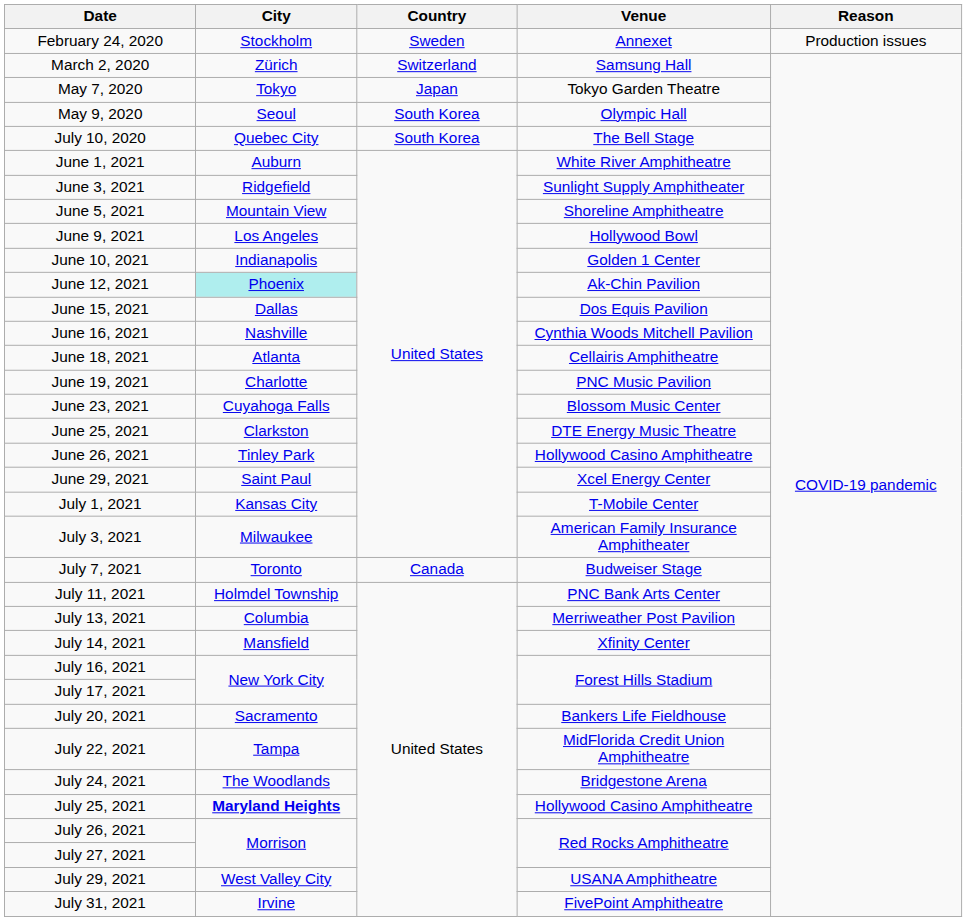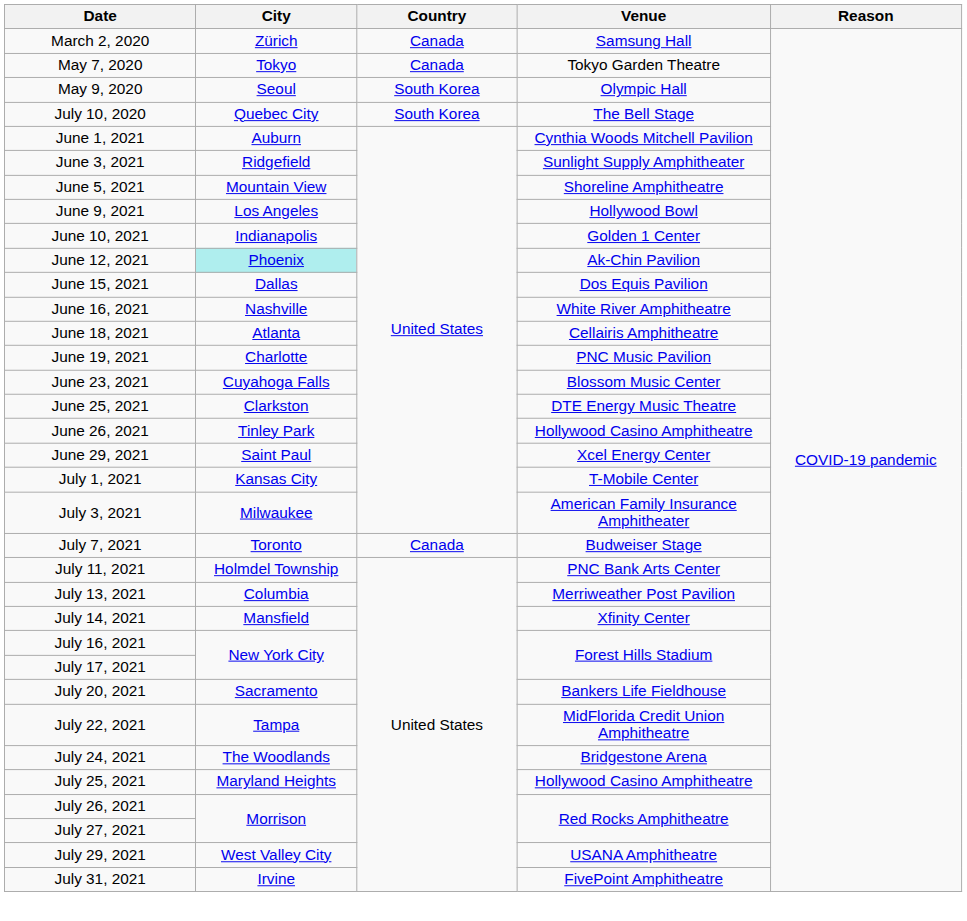- row: (100, 41)
(437, 65) Switzerland -> (437, 41) Canada
(437, 89) Japan -> (437, 65) Canada
(644, 162) White River Amphitheatre -> (644, 138) Cynthia Woods Mitchell Pavilion
(644, 333) Cynthia Woods Mitchell Pavilion -> (644, 308) White River Amphitheatre
(276, 806) bold -> (276, 782) normal
